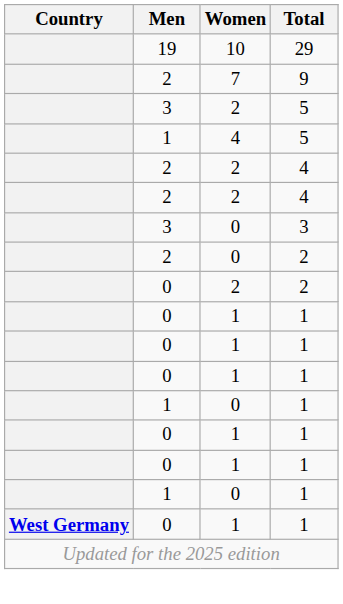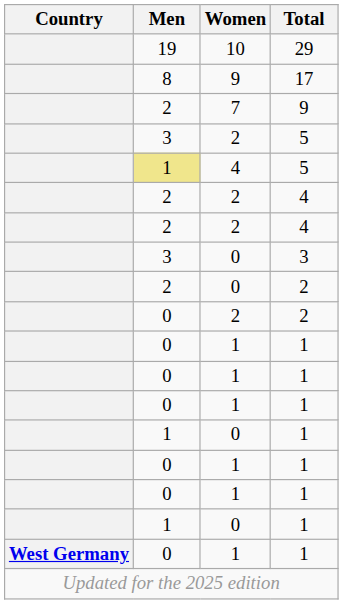+ row: (235, 78)
(167, 138) no background -> (167, 167) khaki background
